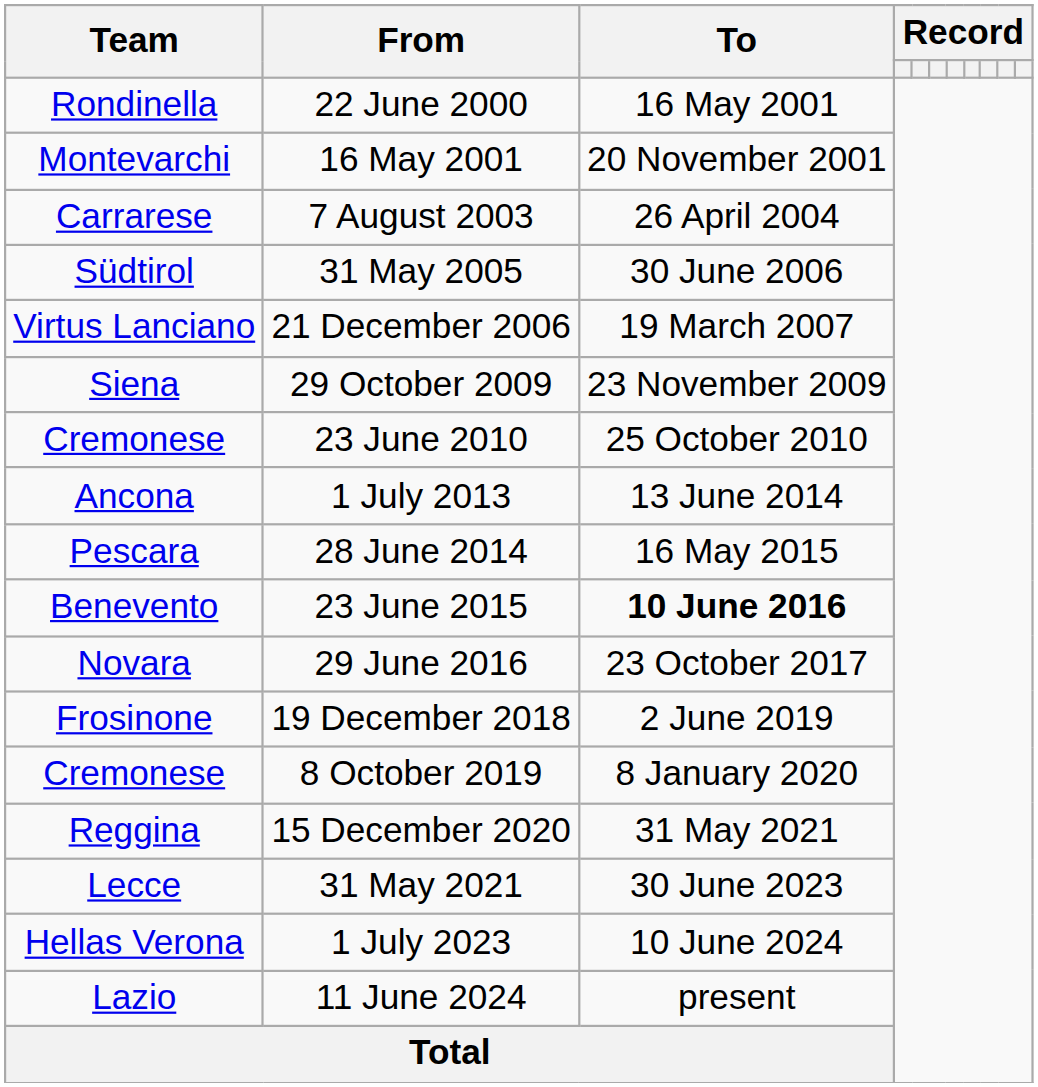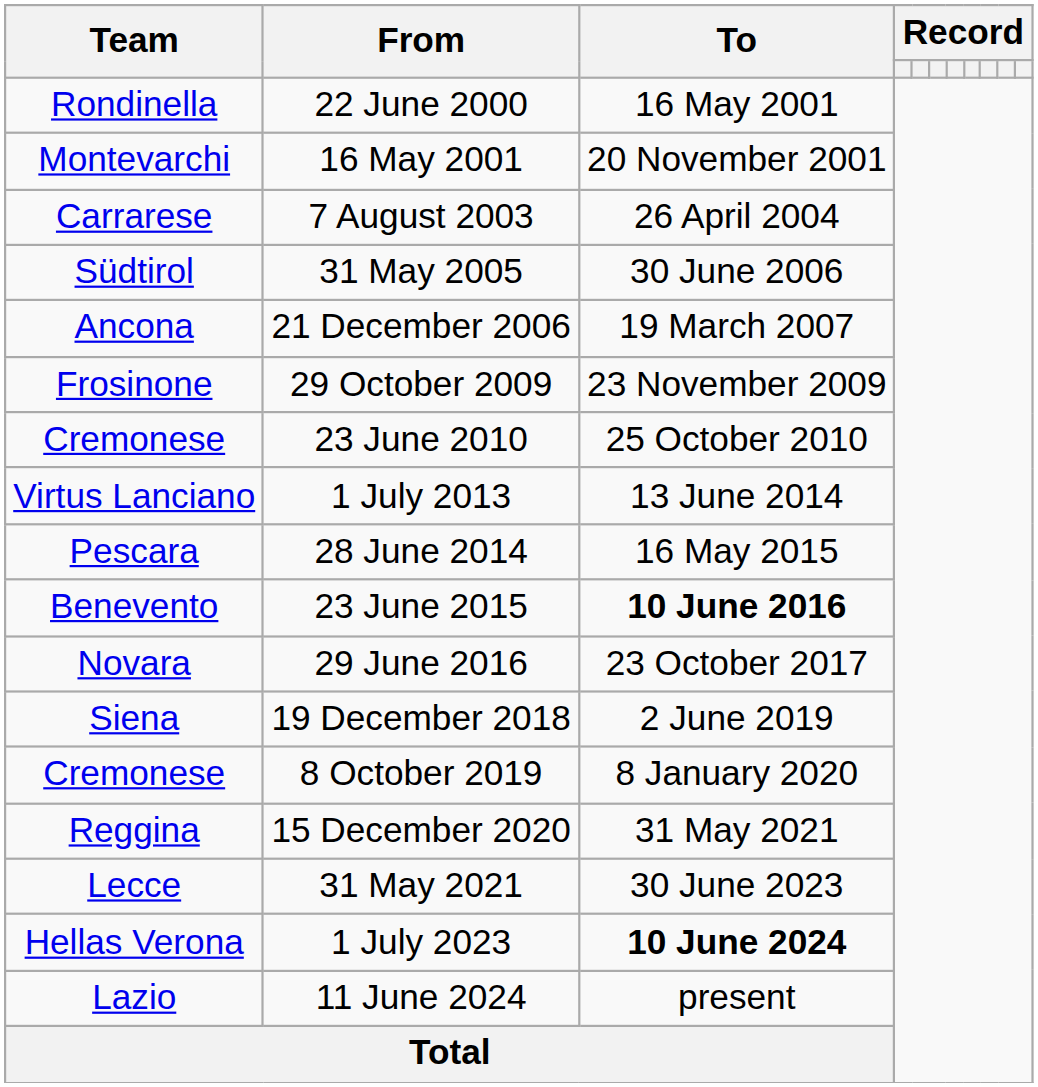(134, 327) Virtus Lanciano -> (134, 327) Ancona
(134, 383) Siena -> (134, 383) Frosinone
(134, 495) Ancona -> (134, 495) Virtus Lanciano
(134, 718) Frosinone -> (134, 718) Siena
(737, 941) normal -> (737, 941) bold
